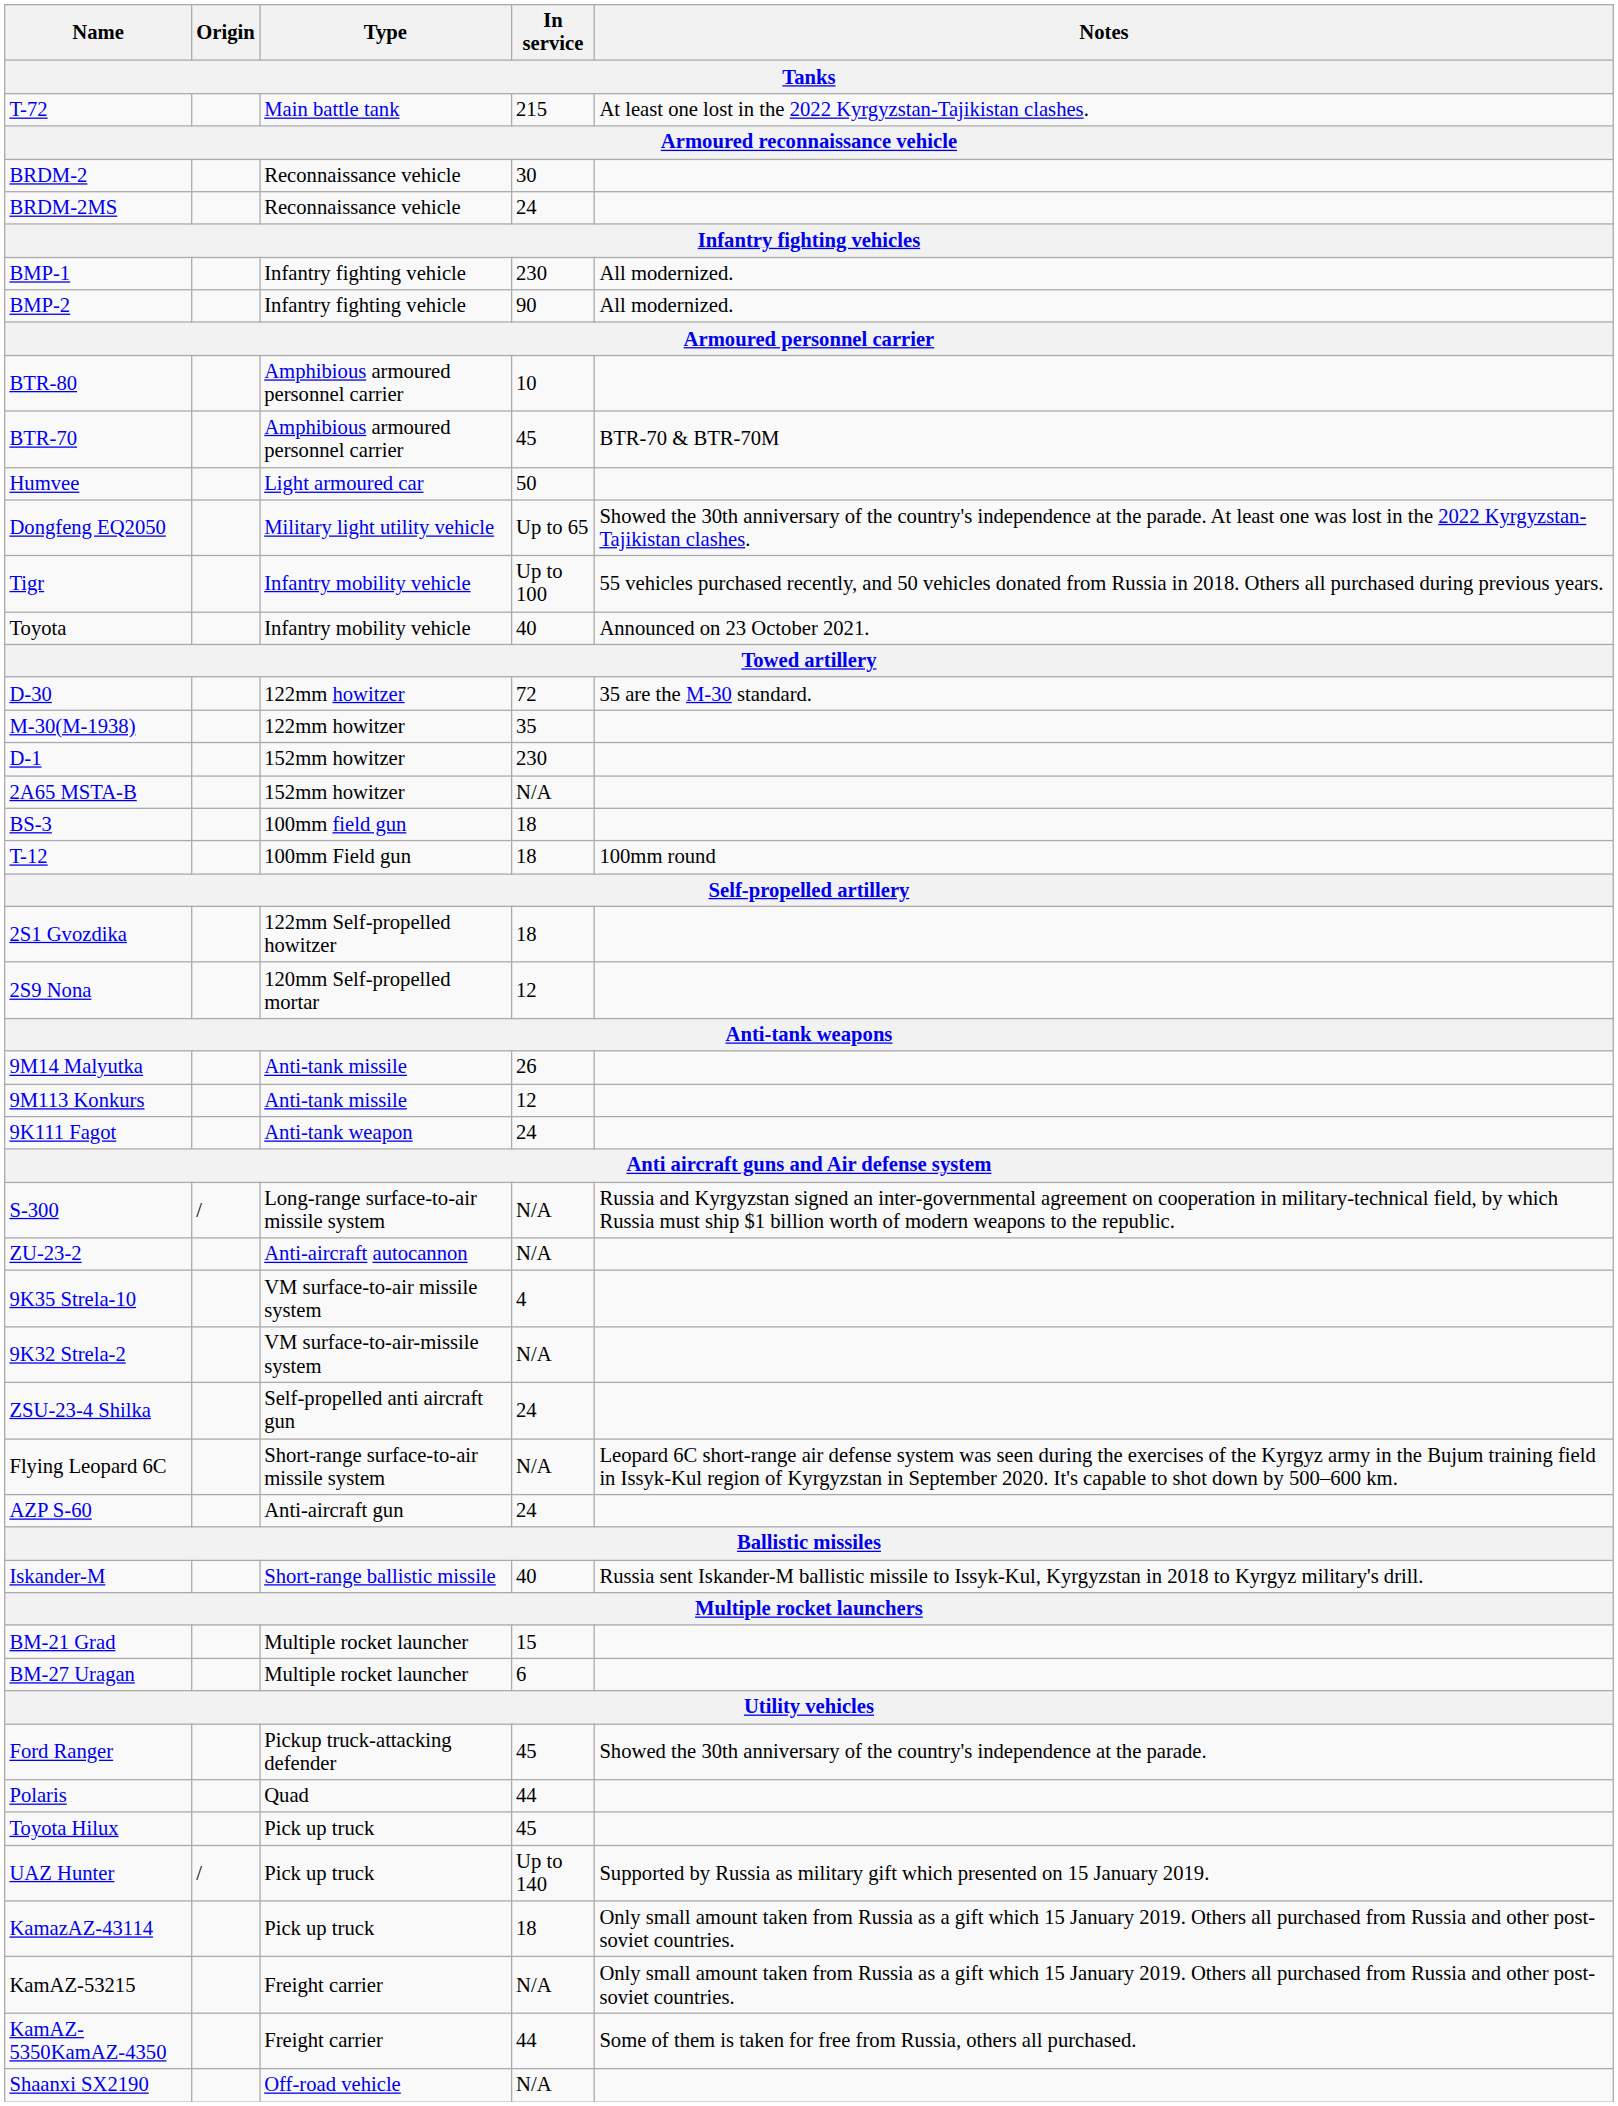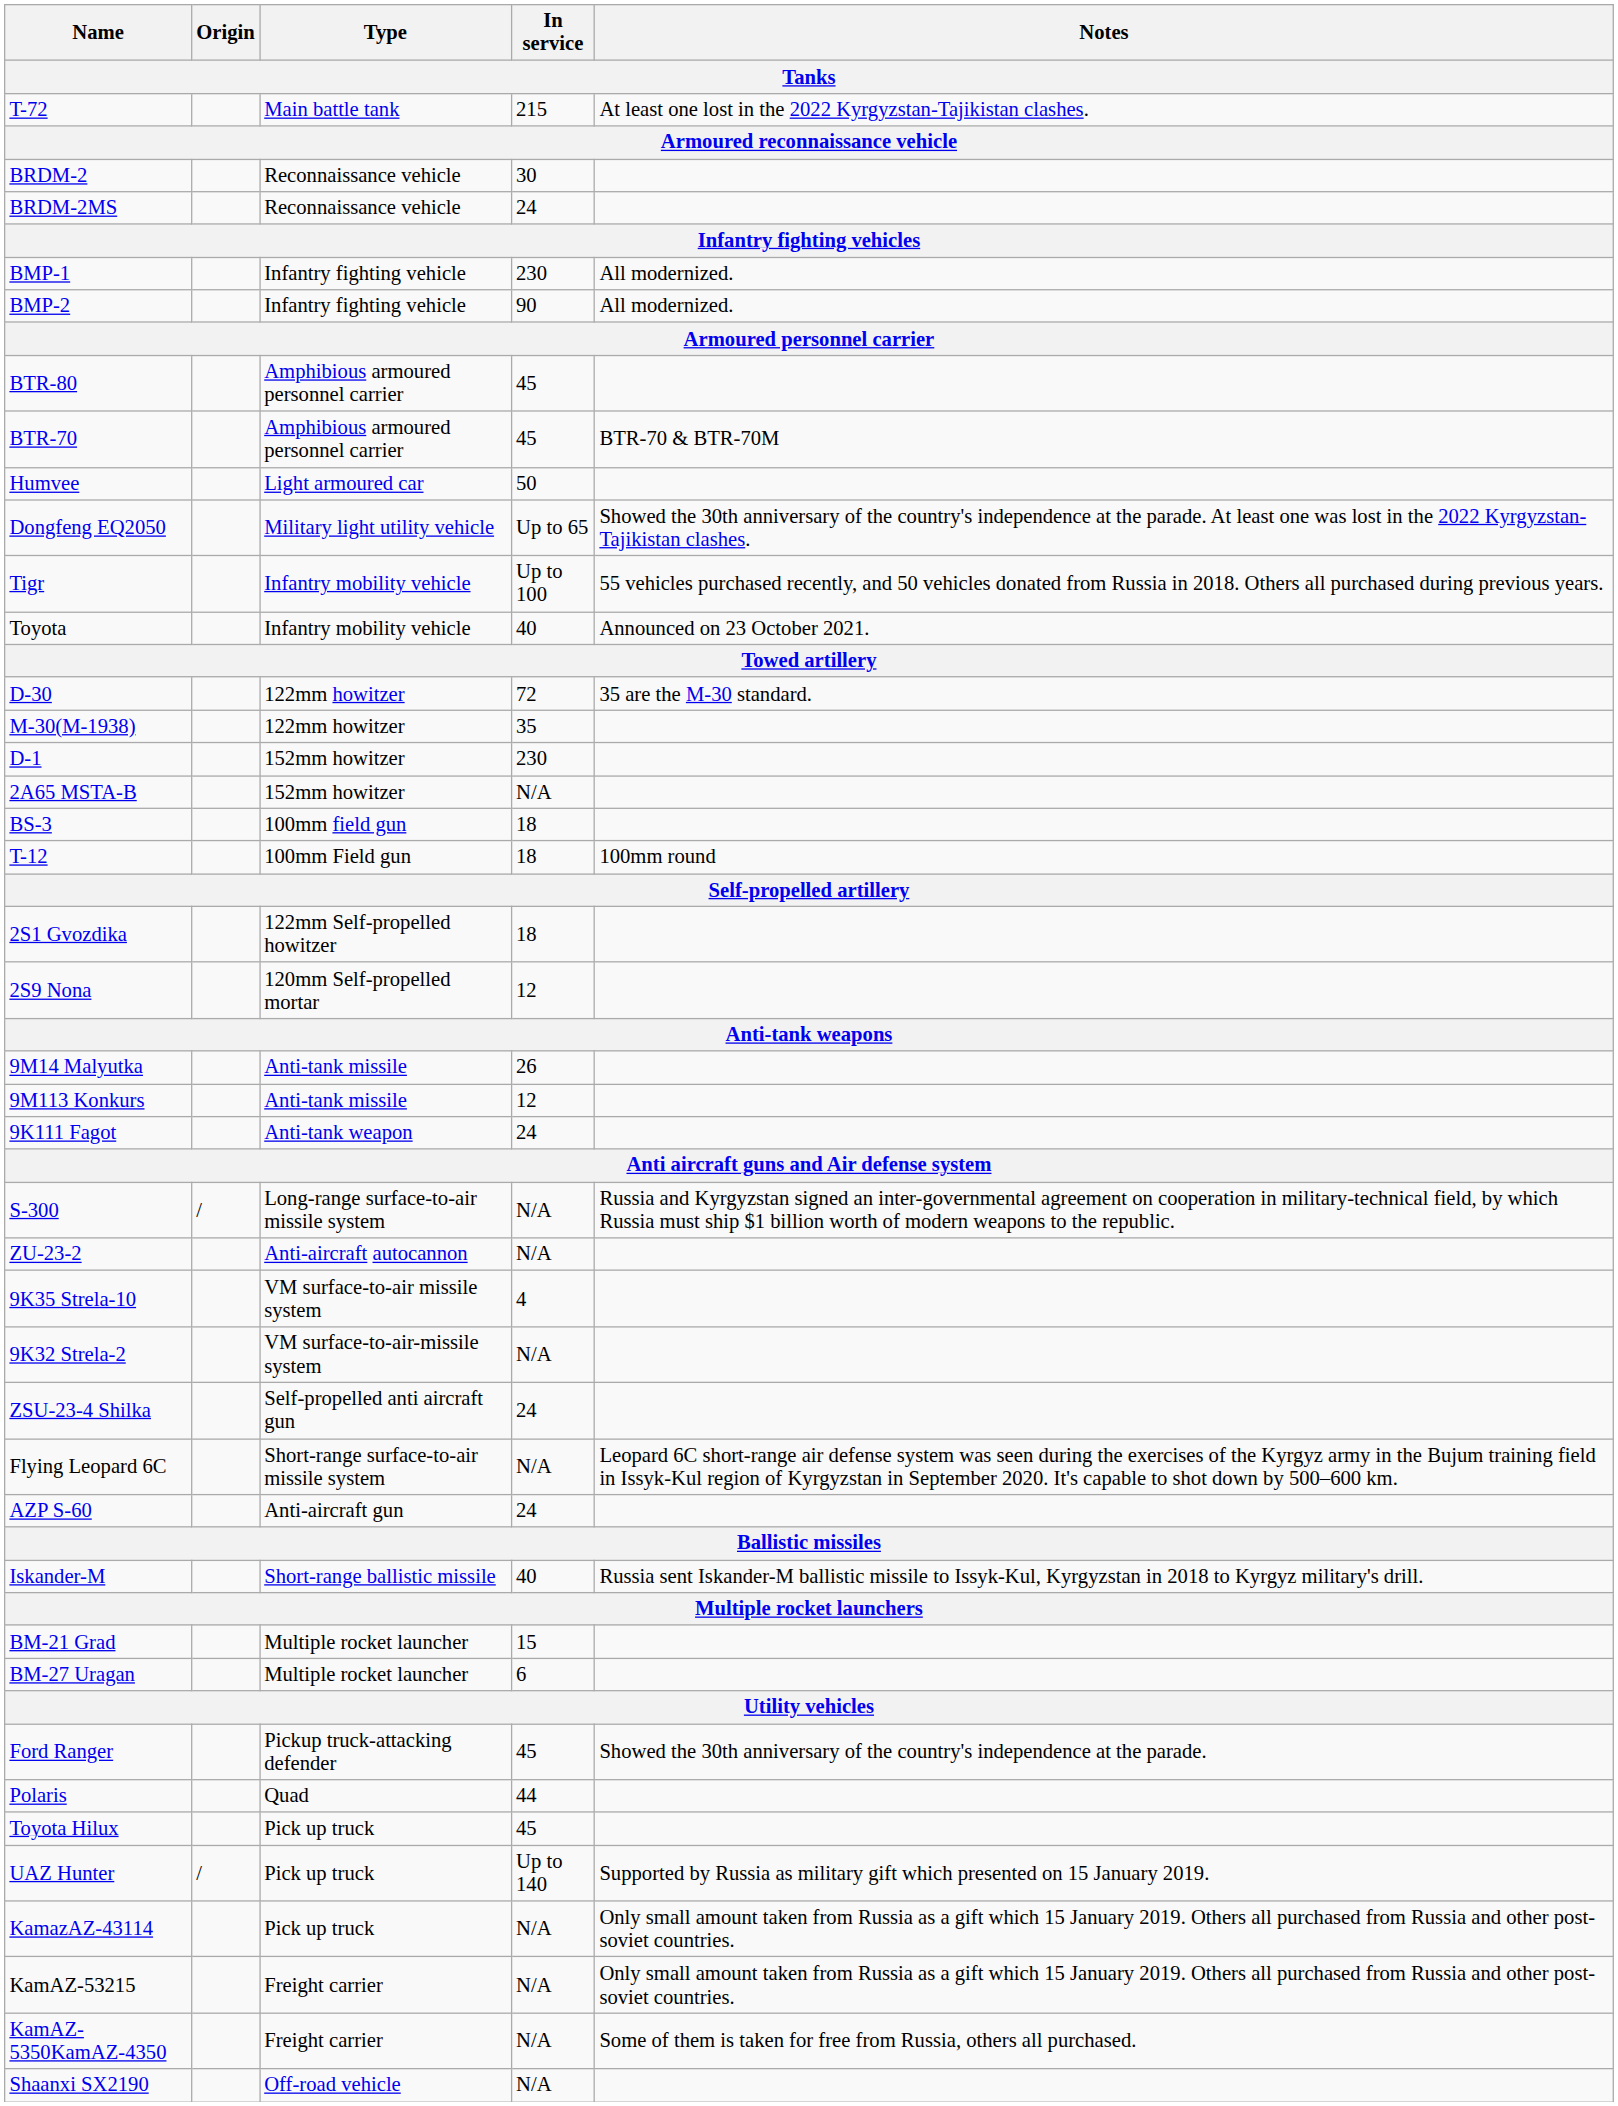(526, 383) 10 -> (526, 383) 45
(526, 1928) 18 -> (534, 1928) N/A
(526, 2040) 44 -> (534, 2040) N/A
